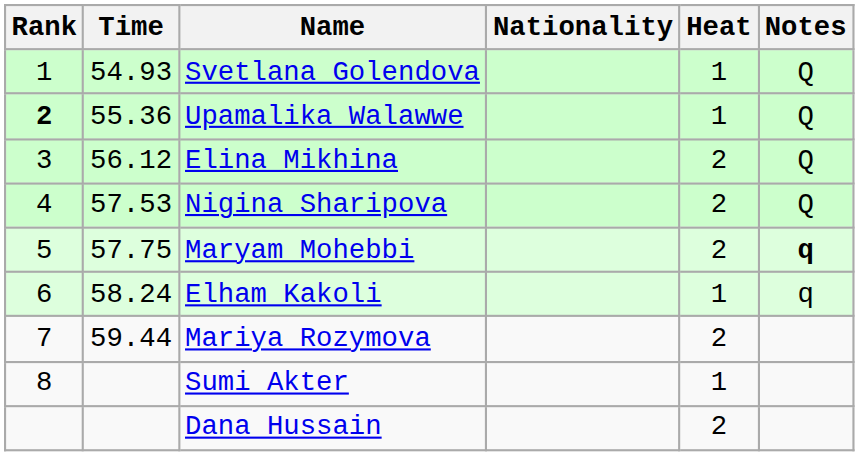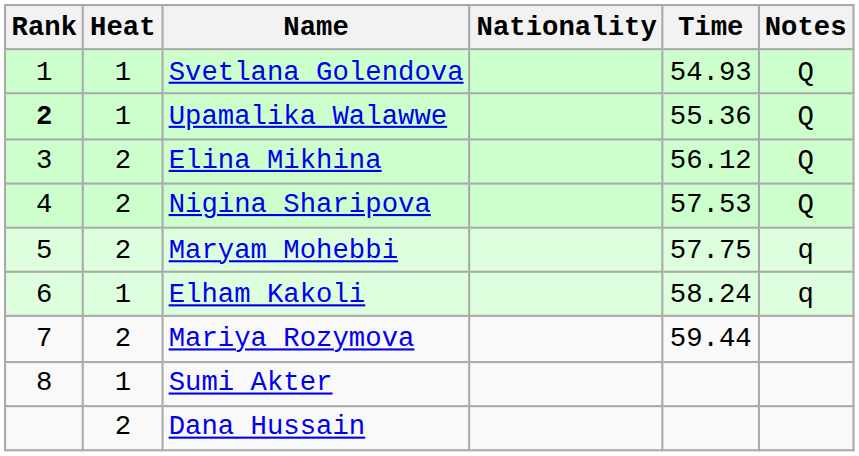columns swapped: (719, 27) <-> (131, 27)
(806, 250) bold -> (806, 250) normal
